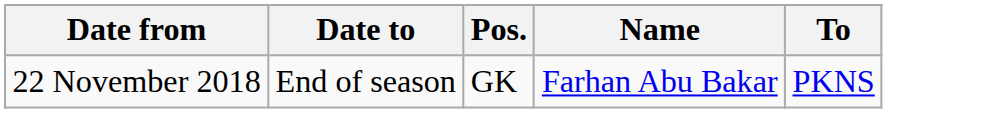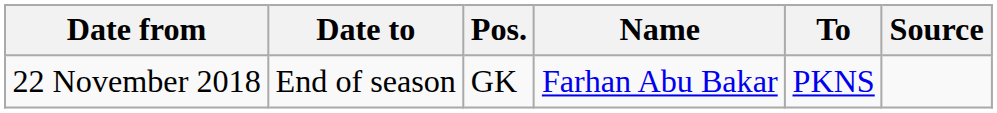+ column: (937, 30)
